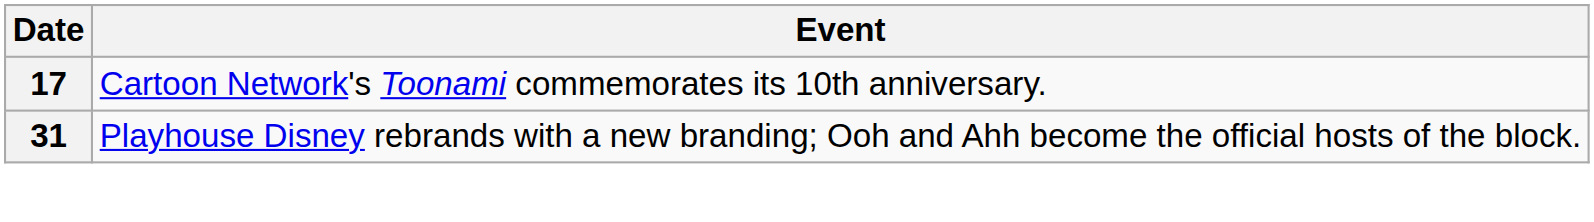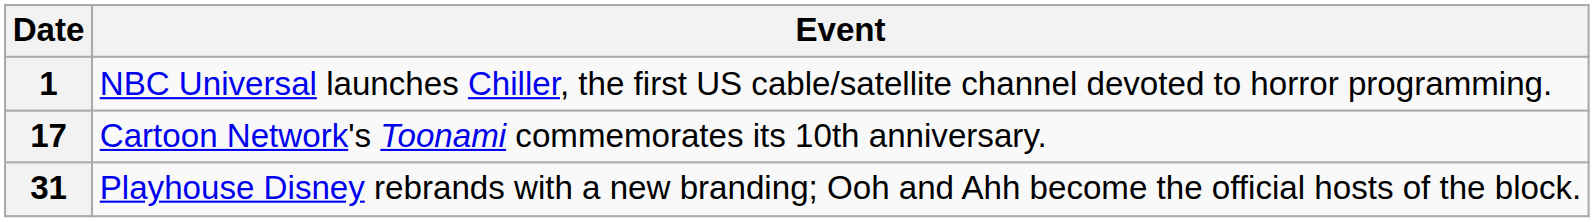+ row: (49, 83)
